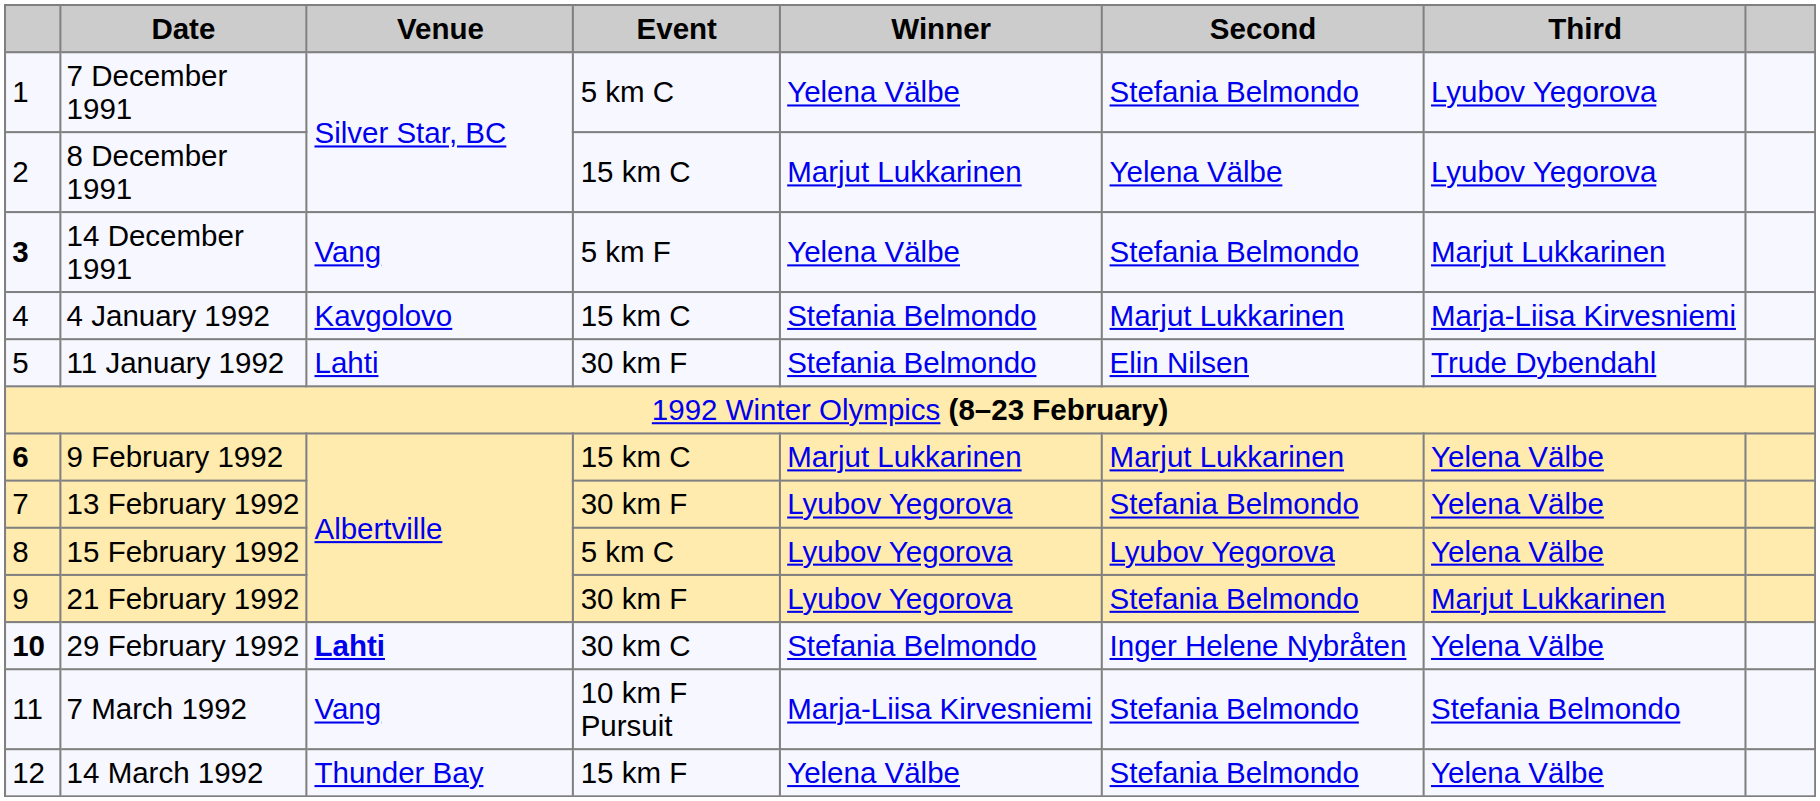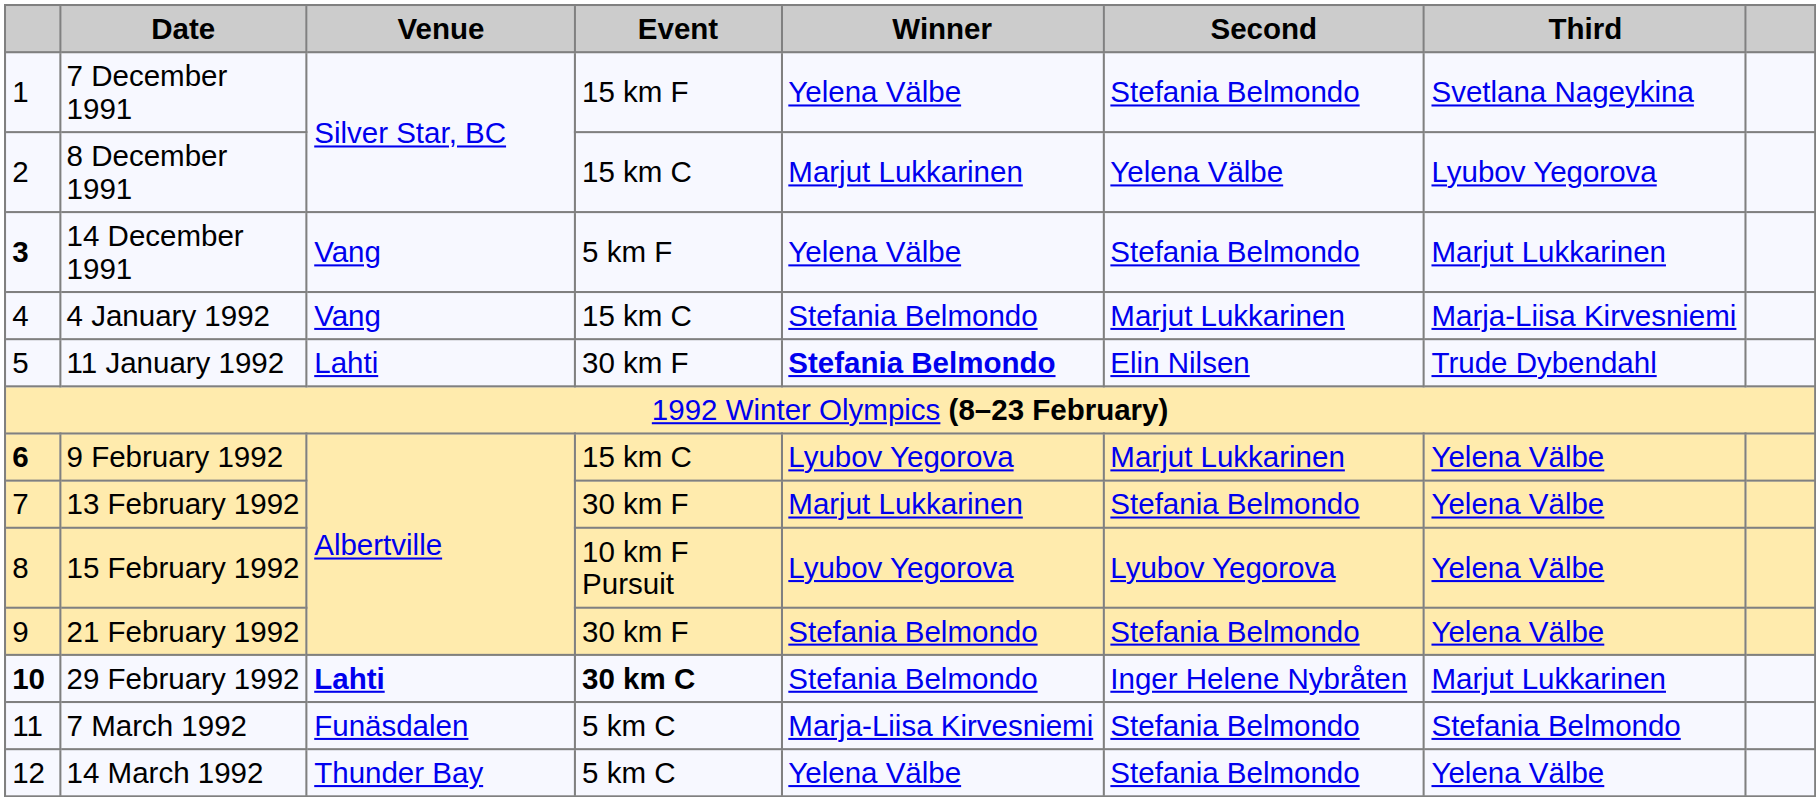(627, 92) 5 km C -> (635, 92) 15 km F
(1544, 92) Lyubov Yegorova -> (1563, 92) Svetlana Nageykina
(383, 316) Kavgolovo -> (348, 316) Vang
(912, 363) normal -> (922, 363) bold
(904, 457) Marjut Lukkarinen -> (901, 457) Lyubov Yegorova
(900, 504) Lyubov Yegorova -> (906, 504) Marjut Lukkarinen
(627, 551) 5 km C -> (635, 568) 10 km F Pursuit
(900, 598) Lyubov Yegorova -> (913, 631) Stefania Belmondo
(1548, 598) Marjut Lukkarinen -> (1518, 631) Yelena Välbe
(636, 646) normal -> (639, 678) bold
(1517, 646) Yelena Välbe -> (1549, 678) Marjut Lukkarinen
(348, 709) Vang -> (391, 726) Funäsdalen
(634, 709) 10 km F Pursuit -> (629, 726) 5 km C
(634, 773) 15 km F -> (629, 773) 5 km C
